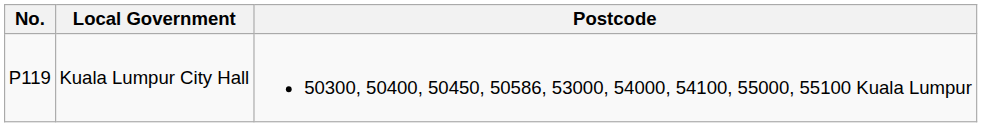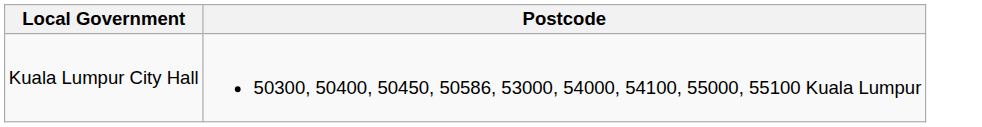- column: (30, 19)
